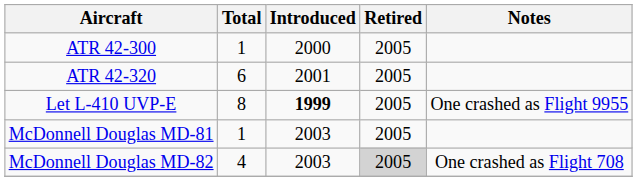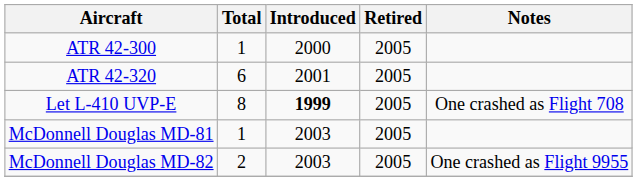(529, 104) One crashed as Flight 9955 -> (529, 104) One crashed as Flight 708
(242, 162) 4 -> (242, 162) 2
(393, 162) lightgrey background -> (393, 162) no background
(529, 162) One crashed as Flight 708 -> (529, 162) One crashed as Flight 9955
